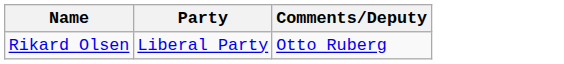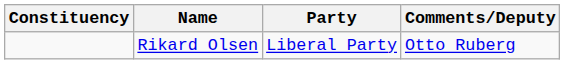+ column: (69, 18)
